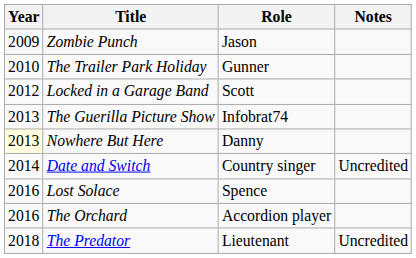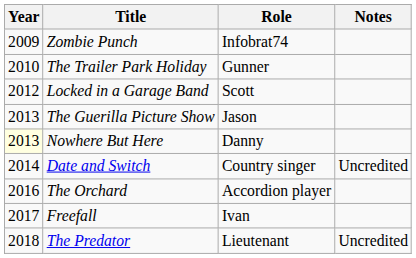(239, 41) Jason -> (255, 41) Infobrat74
(255, 116) Infobrat74 -> (239, 116) Jason
- row: (83, 191)
+ row: (72, 215)
